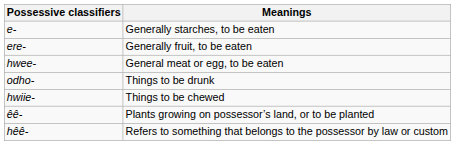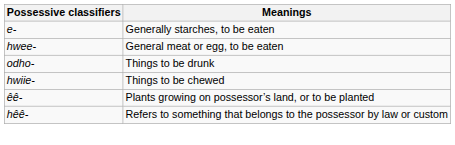- row: (16, 47)
